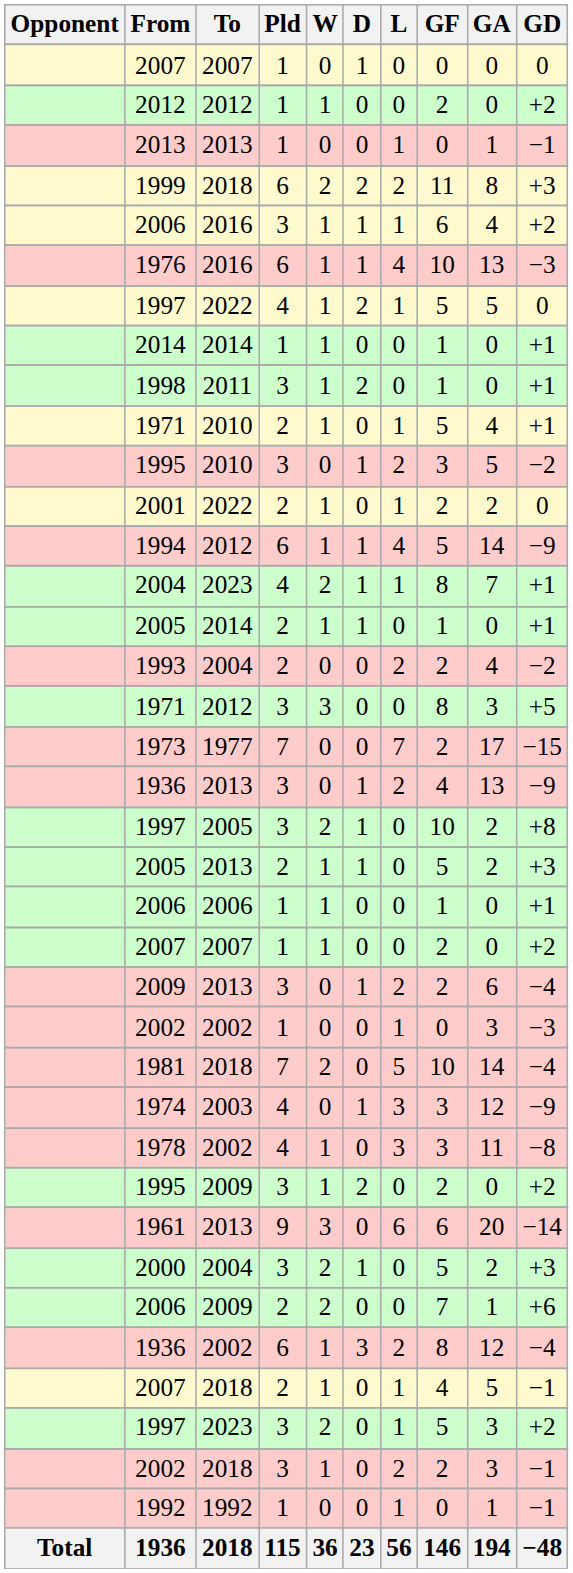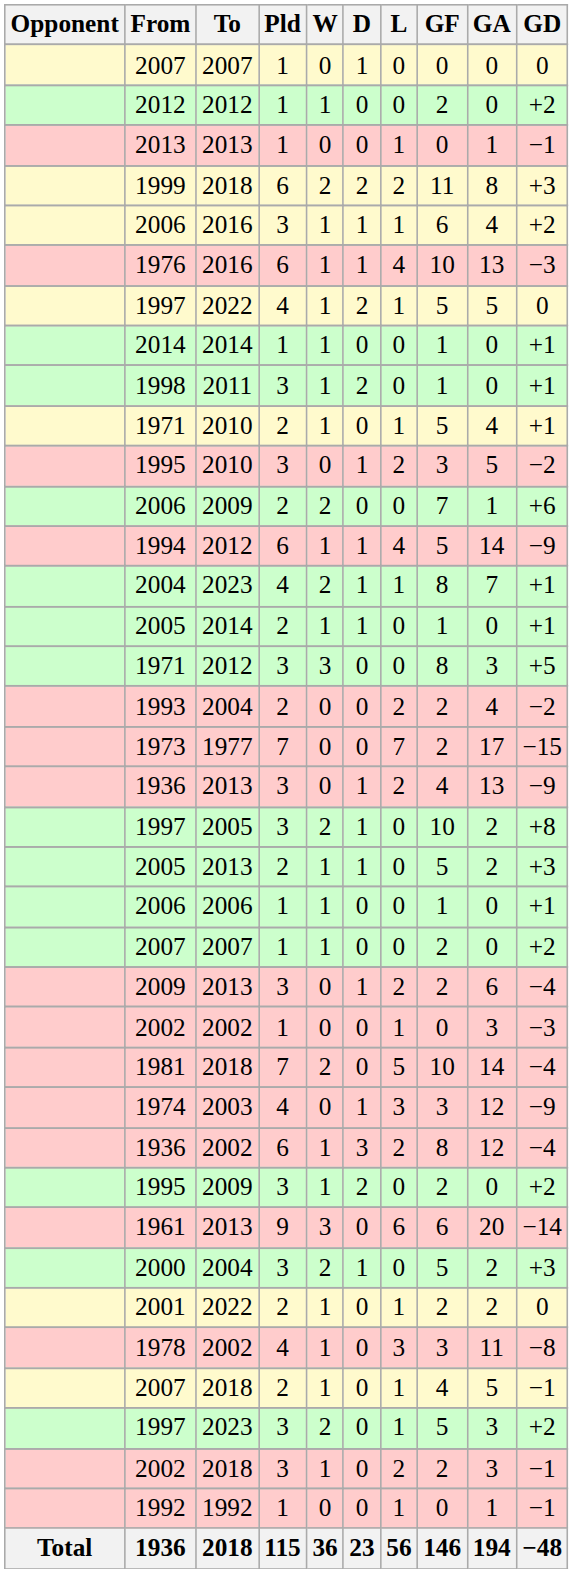rows swapped: (160, 1307) <-> (160, 505)
rows swapped: (160, 666) <-> (160, 706)
rows swapped: (160, 1147) <-> (160, 1347)
